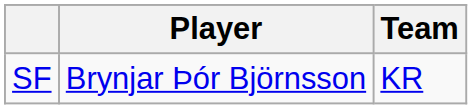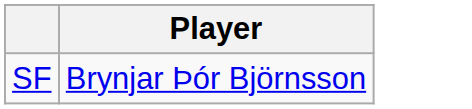- column: (420, 28)
